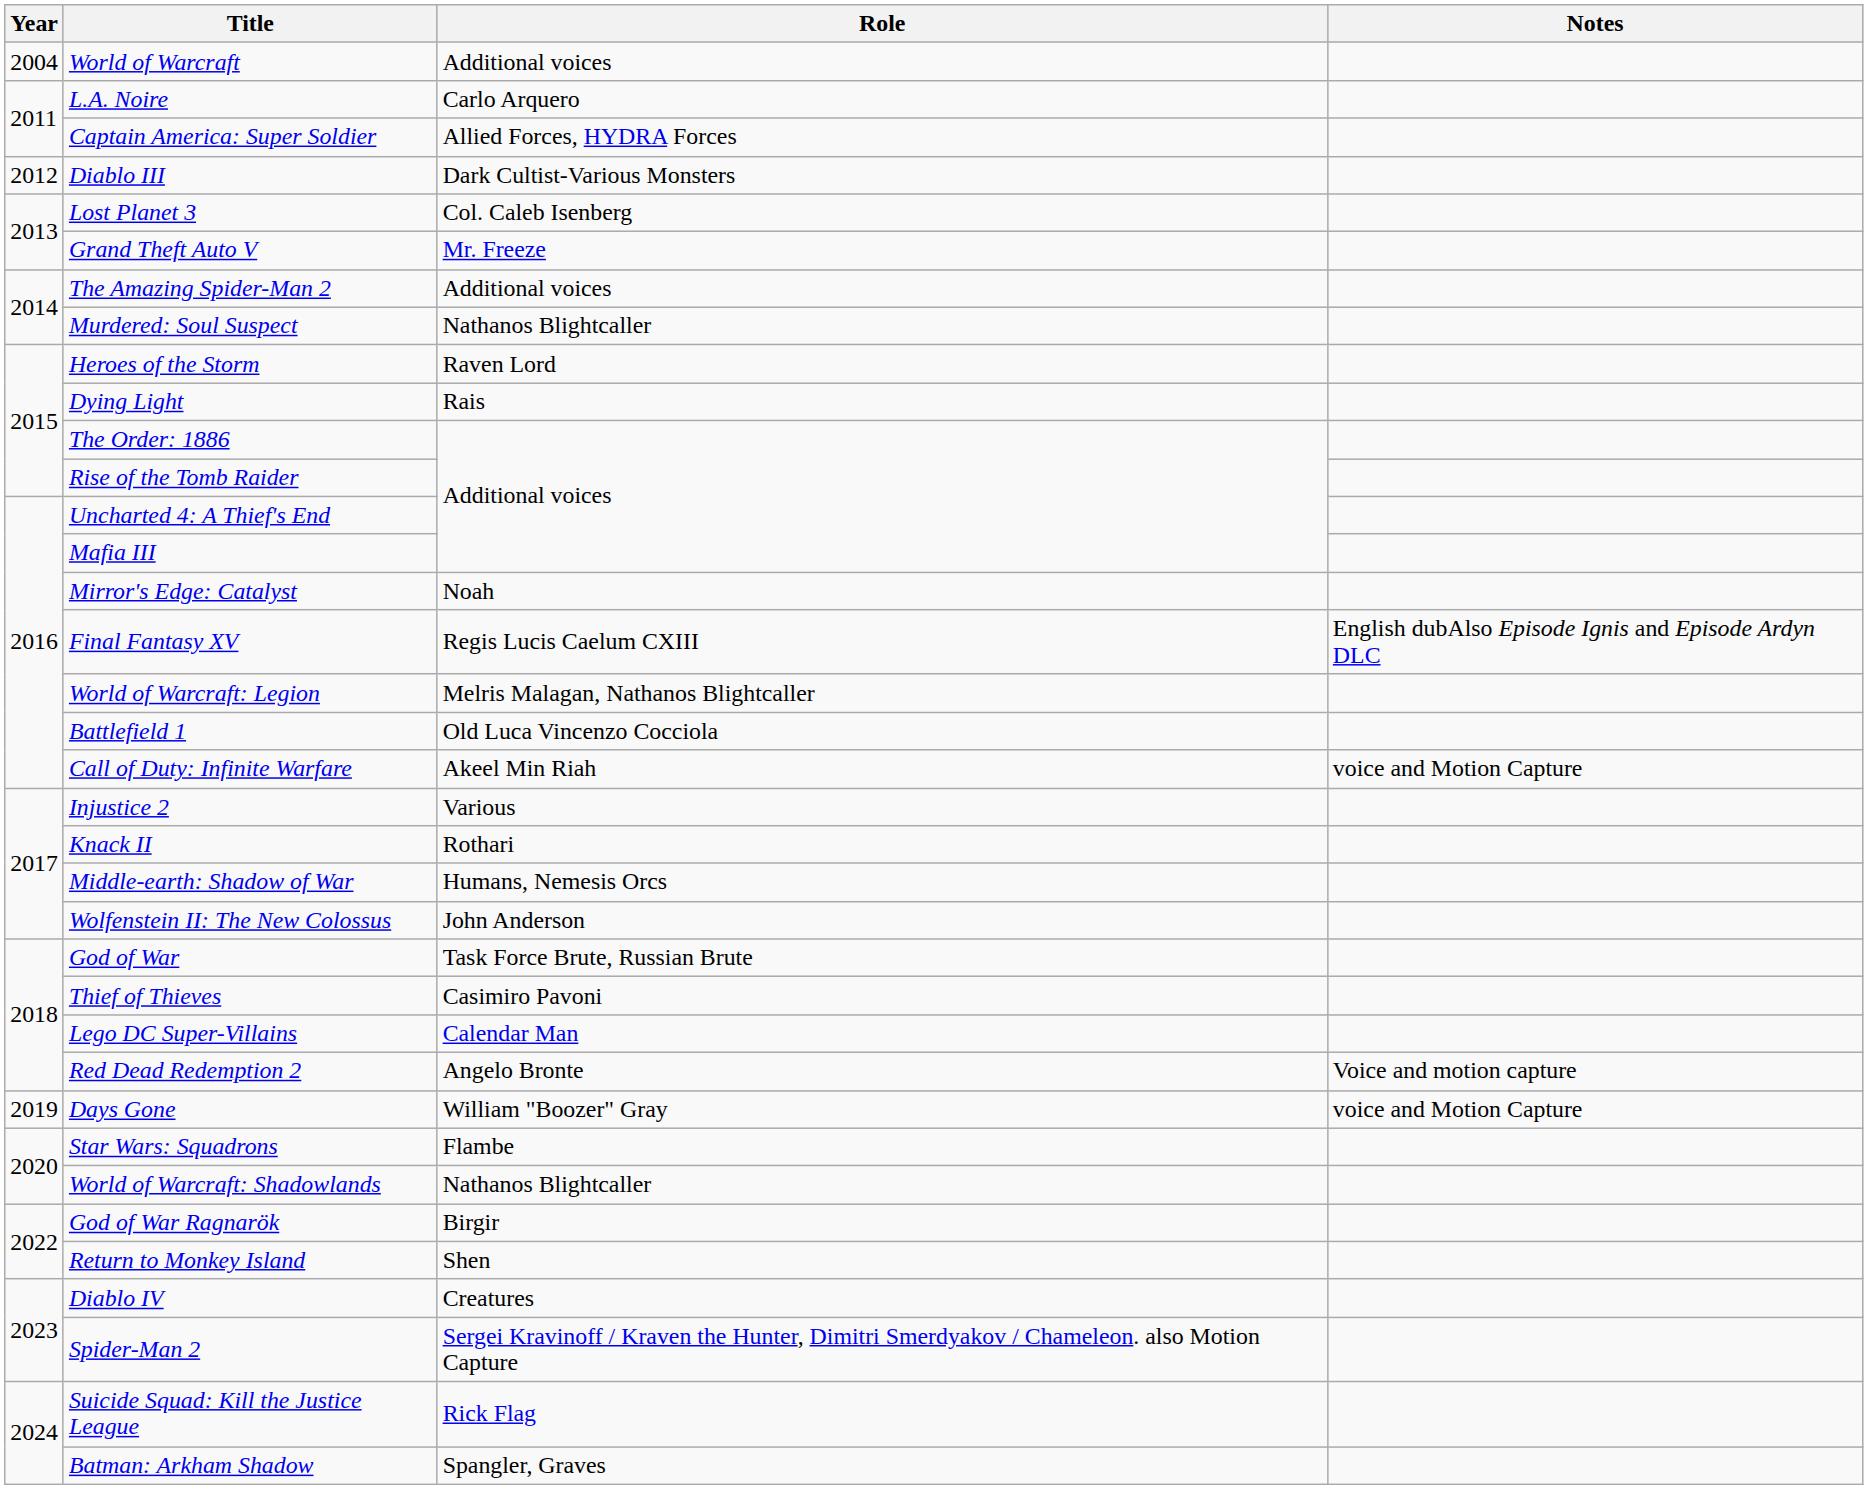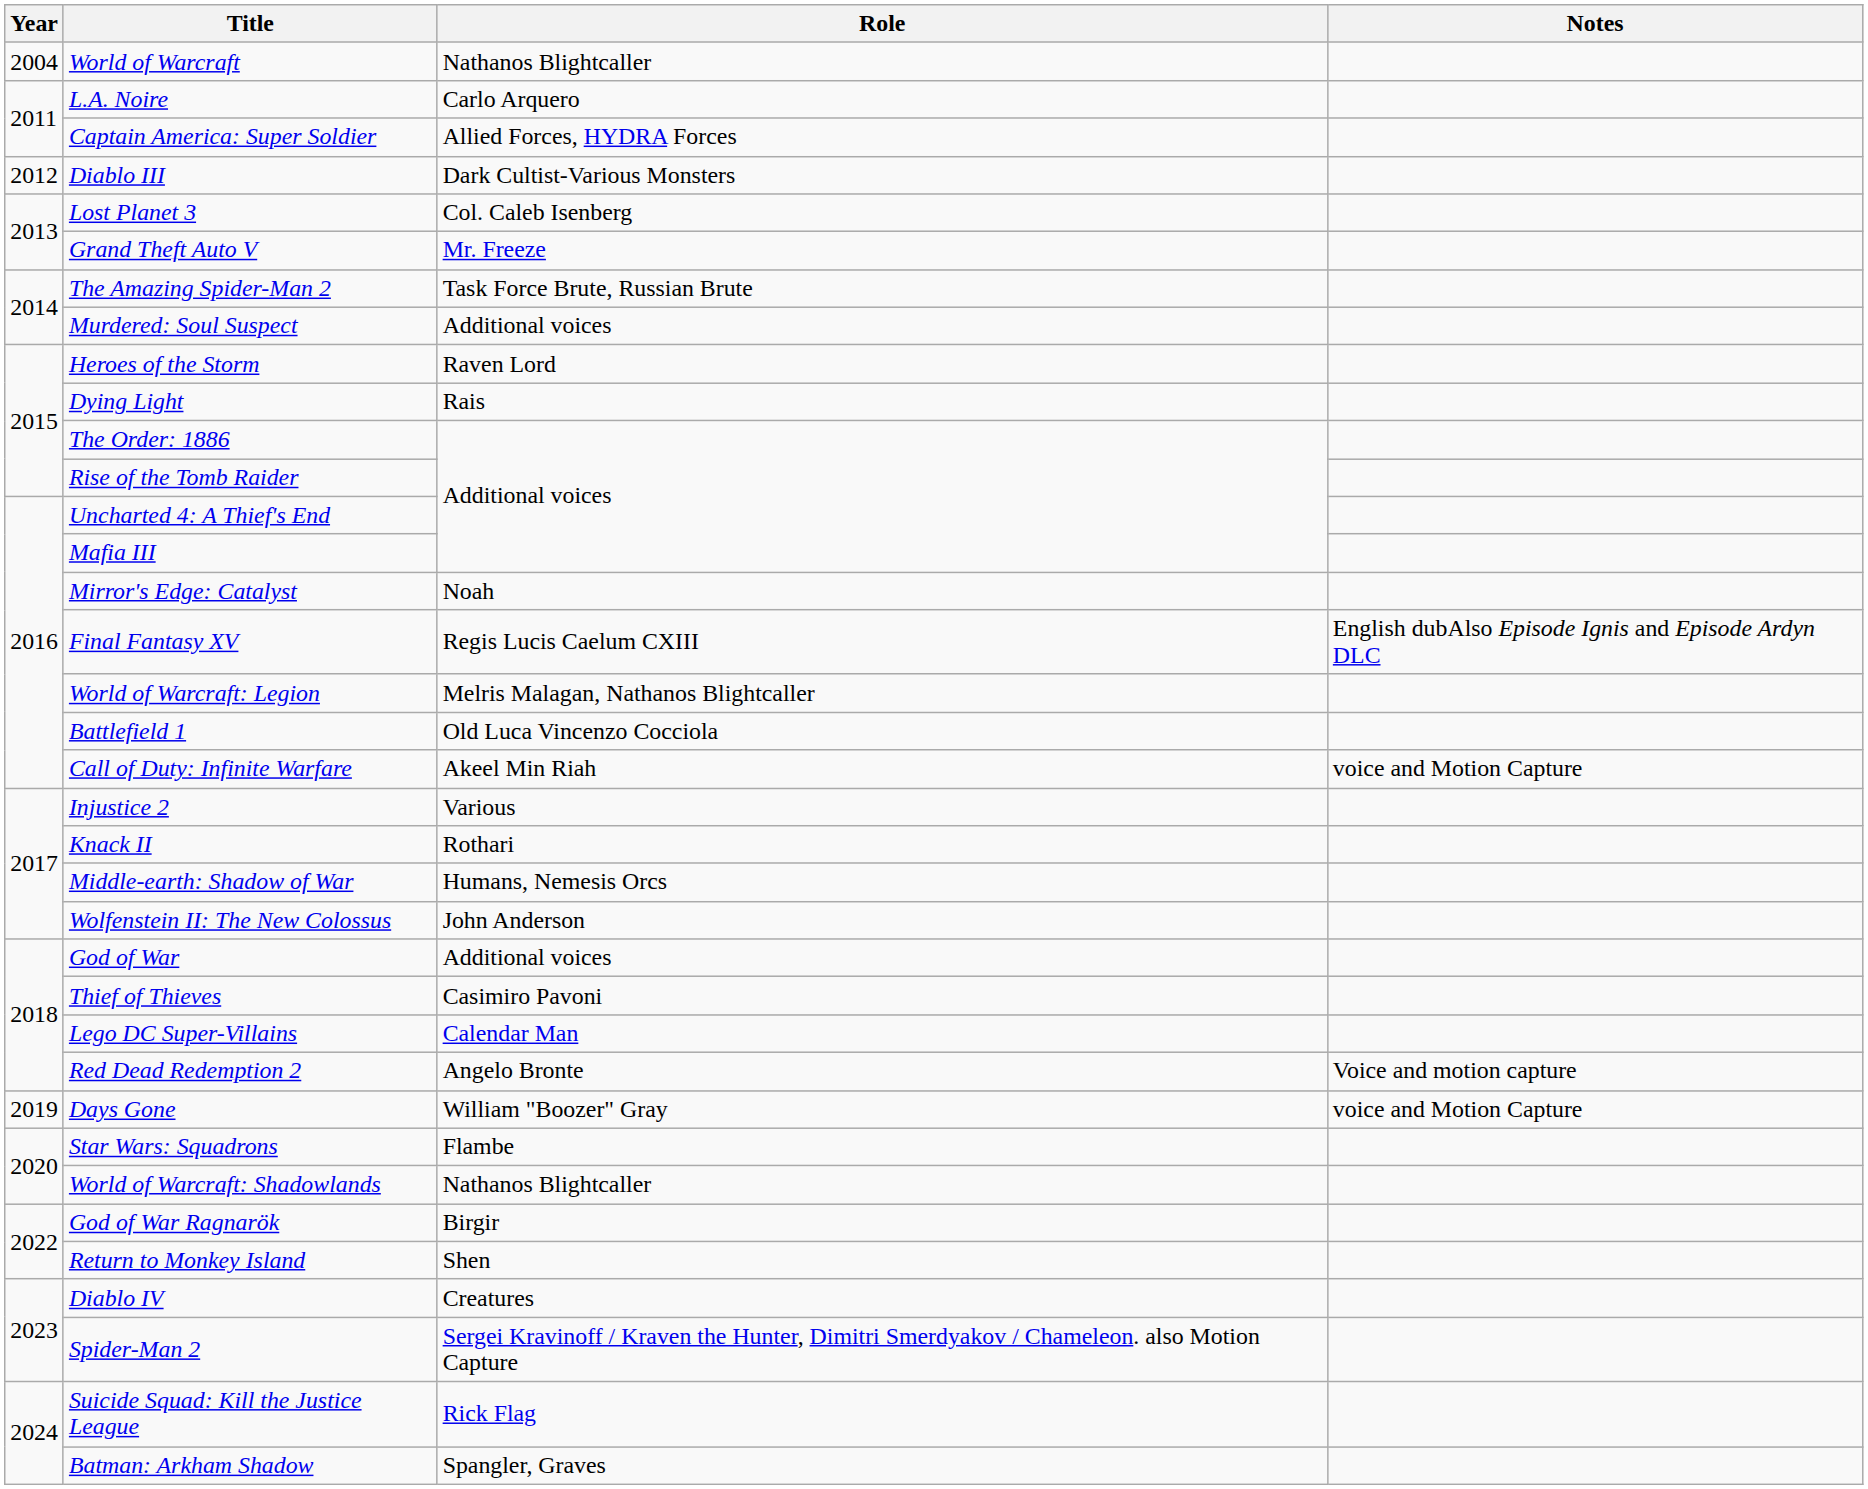(527, 61) Additional voices -> (547, 61) Nathanos Blightcaller
(527, 288) Additional voices -> (598, 288) Task Force Brute, Russian Brute
(547, 325) Nathanos Blightcaller -> (527, 325) Additional voices
(598, 957) Task Force Brute, Russian Brute -> (527, 957) Additional voices
